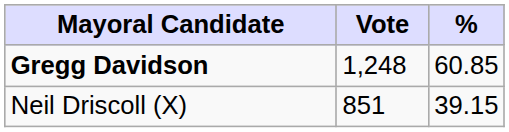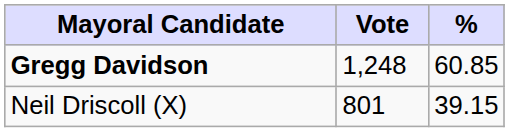(364, 106) 851 -> (364, 106) 801
